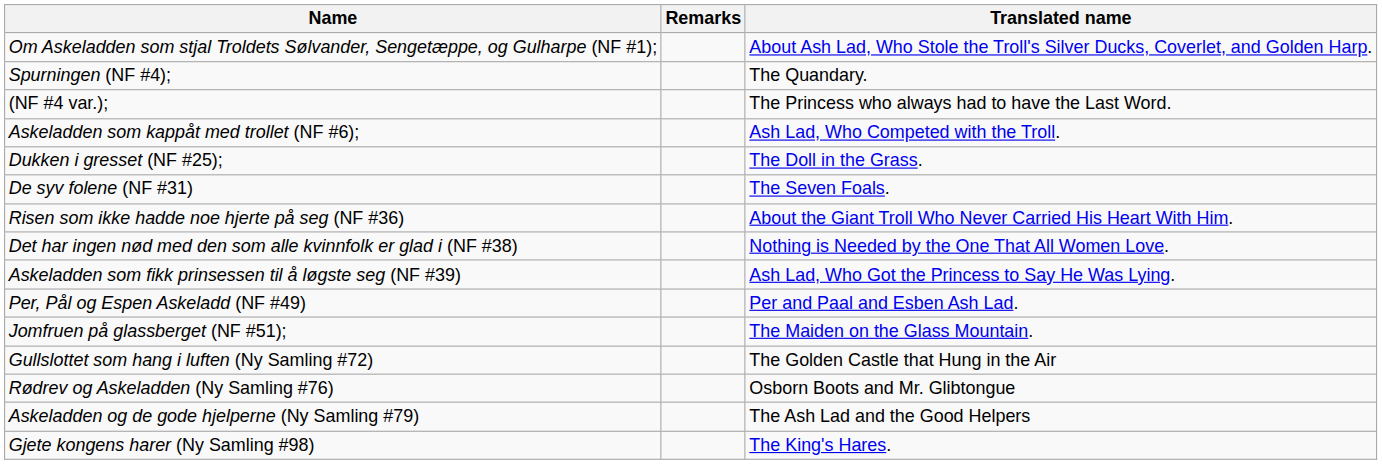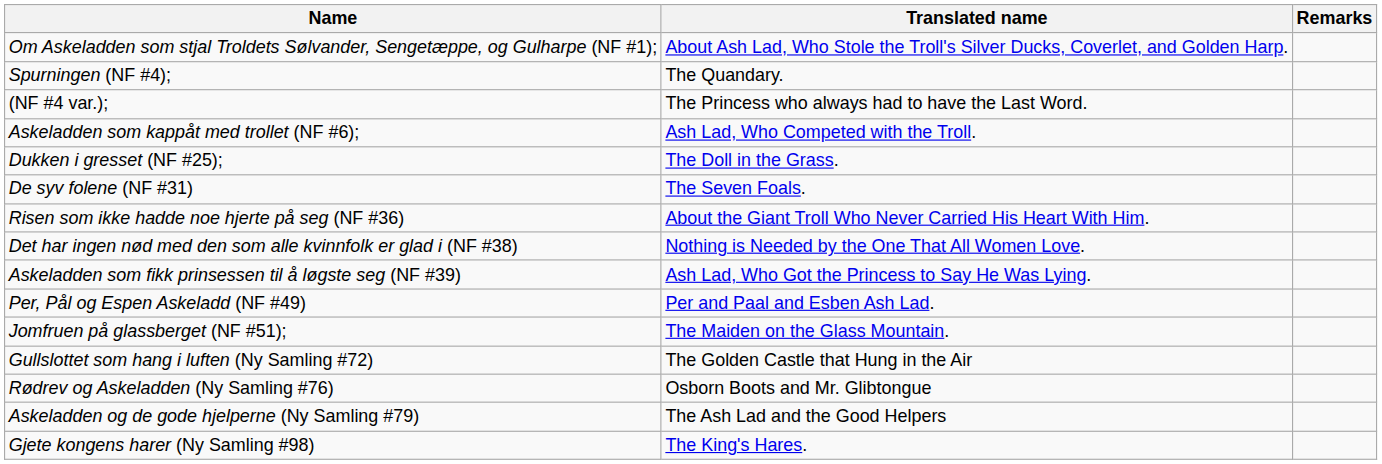columns swapped: (1061, 18) <-> (703, 18)
